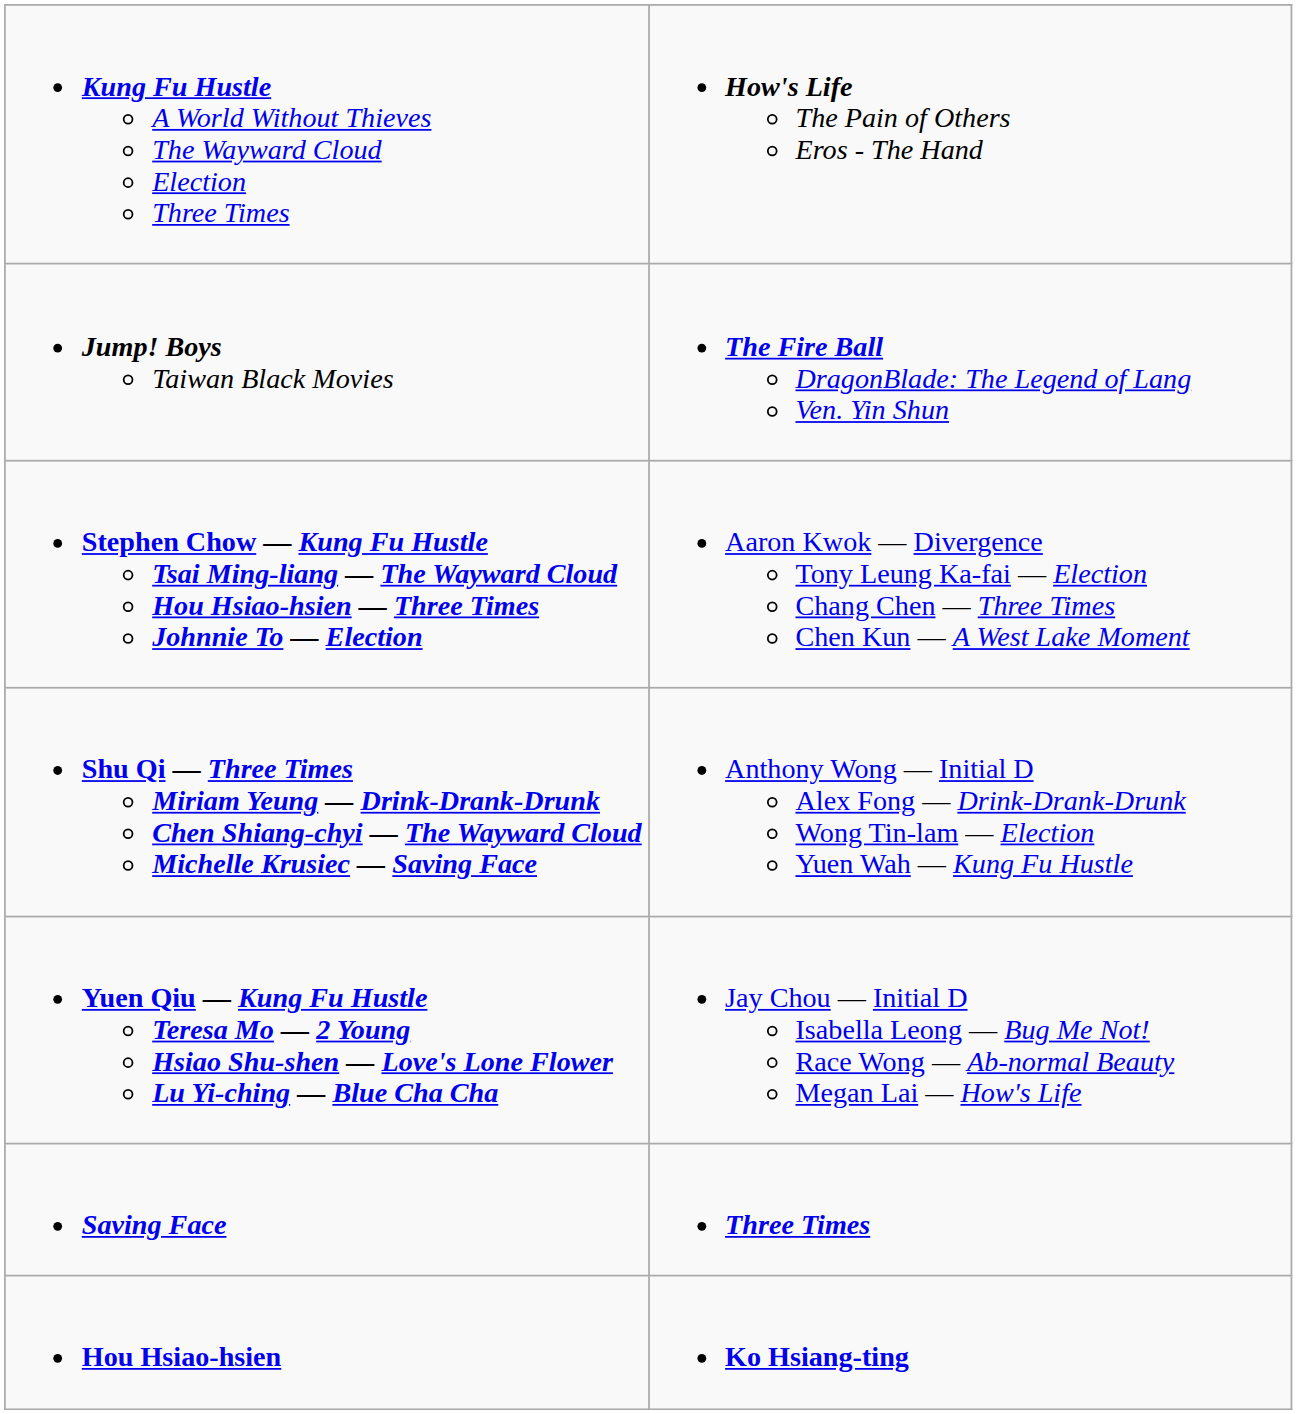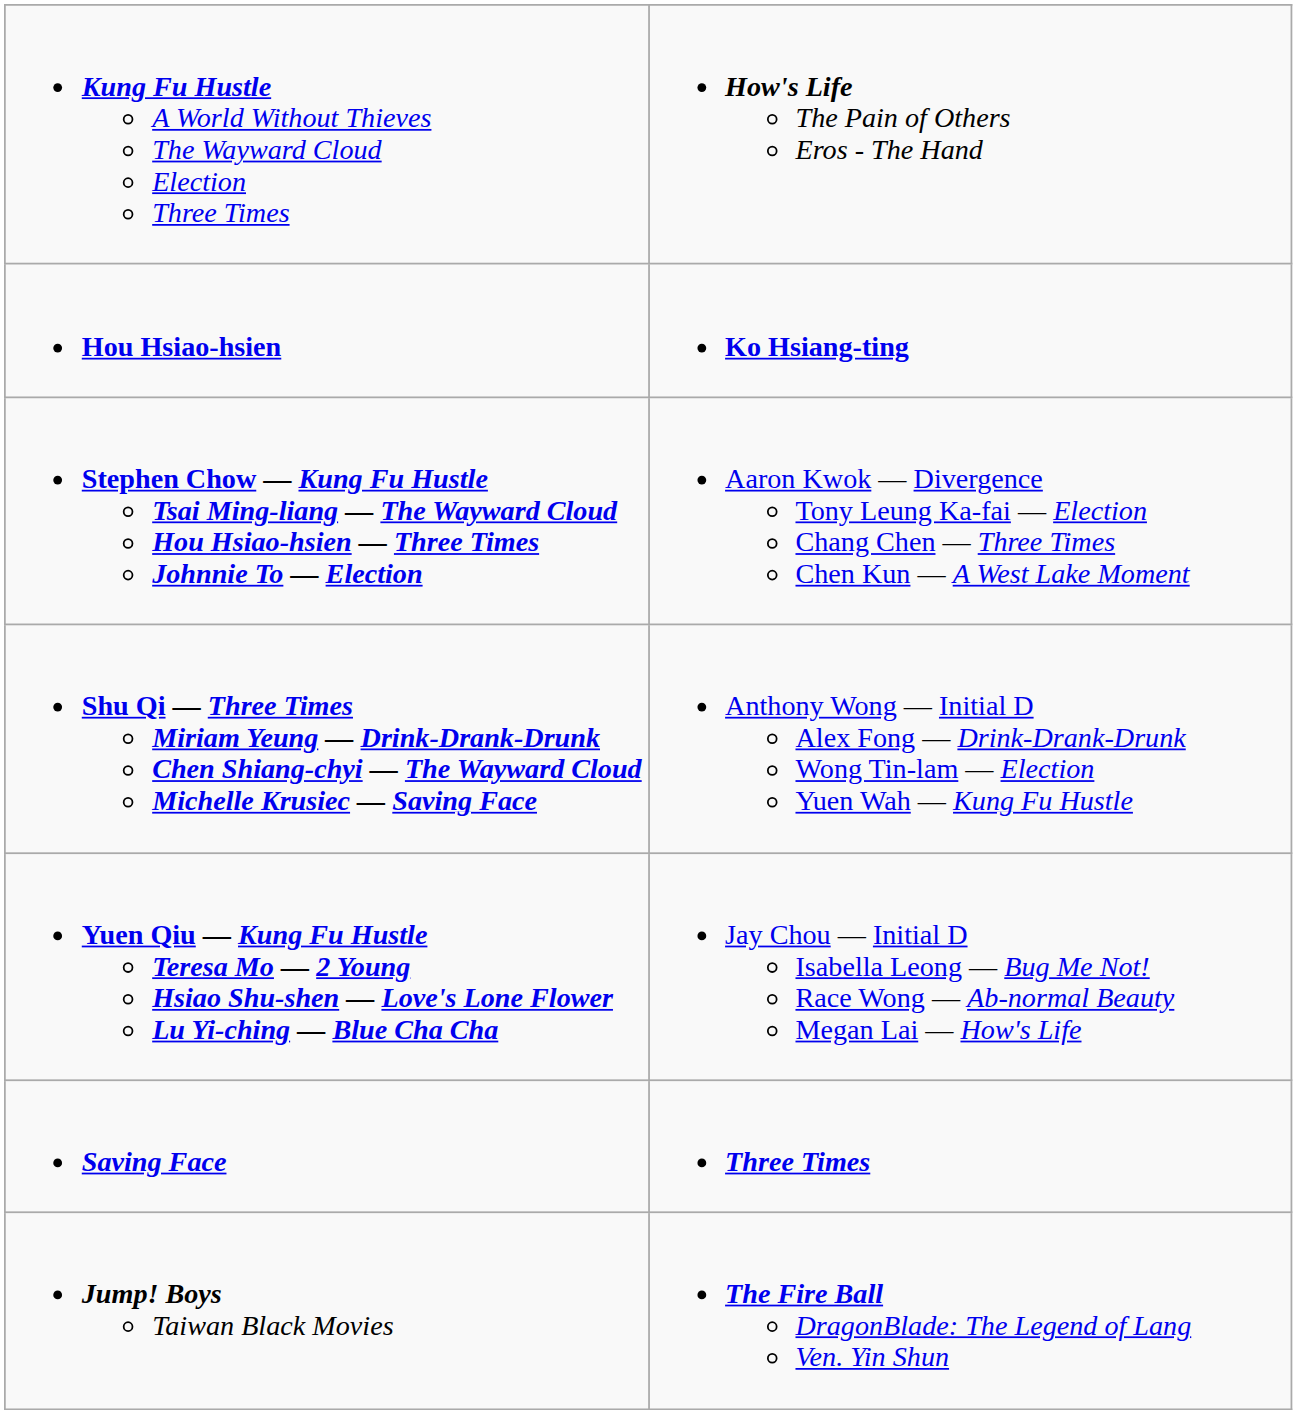rows swapped: (327, 362) <-> (327, 1358)
